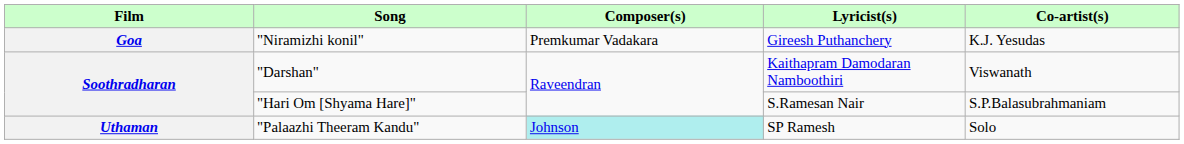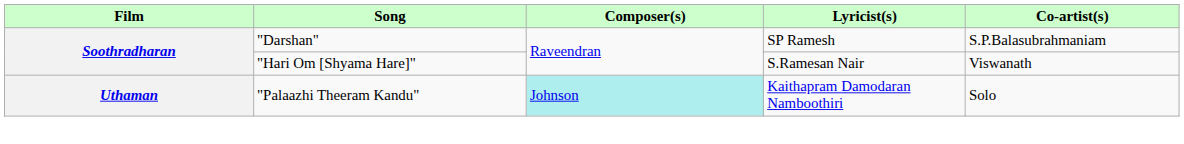- row: (310, 39)
(839, 71) Kaithapram Damodaran Namboothiri -> (801, 39) SP Ramesh
(1000, 71) Viswanath -> (1038, 39) S.P.Balasubrahmaniam
(1038, 103) S.P.Balasubrahmaniam -> (1000, 63) Viswanath
(801, 127) SP Ramesh -> (839, 95) Kaithapram Damodaran Namboothiri
